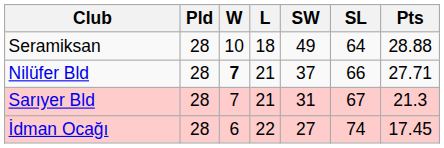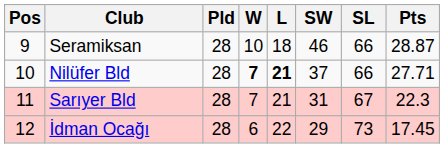+ column: (25, 18)
(306, 45) 49 -> (318, 45) 46
(356, 45) 64 -> (364, 45) 66
(410, 45) 28.88 -> (413, 45) 28.87
(265, 73) normal -> (282, 73) bold
(410, 101) 21.3 -> (413, 101) 22.3
(306, 128) 27 -> (318, 128) 29
(356, 128) 74 -> (364, 128) 73
